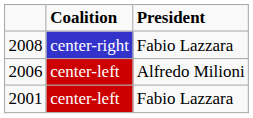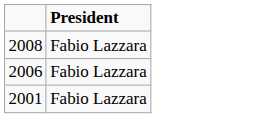- column: (84, 17)
(191, 71) Alfredo Milioni -> (98, 71) Fabio Lazzara
